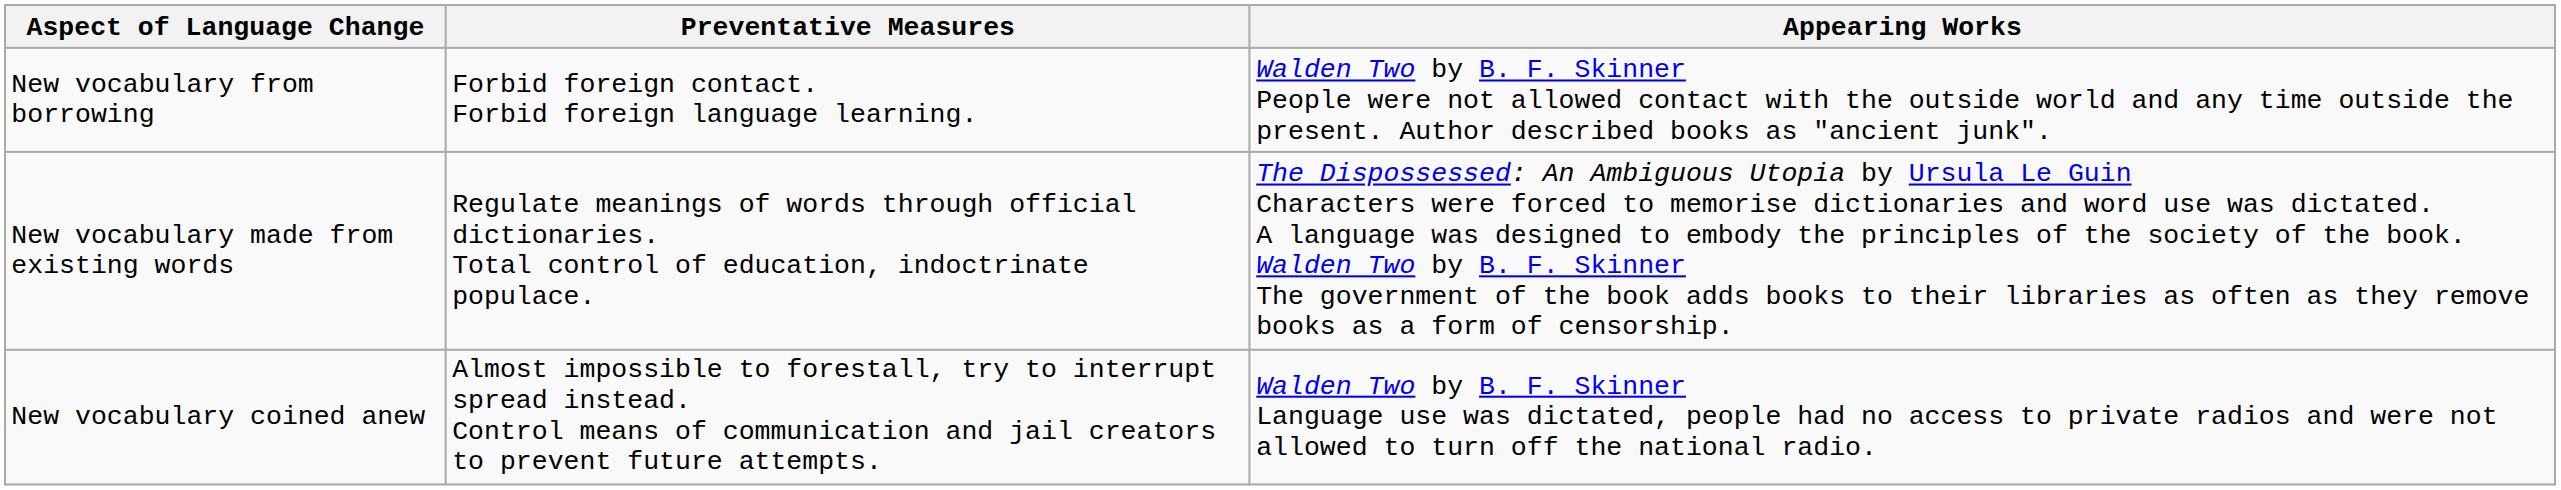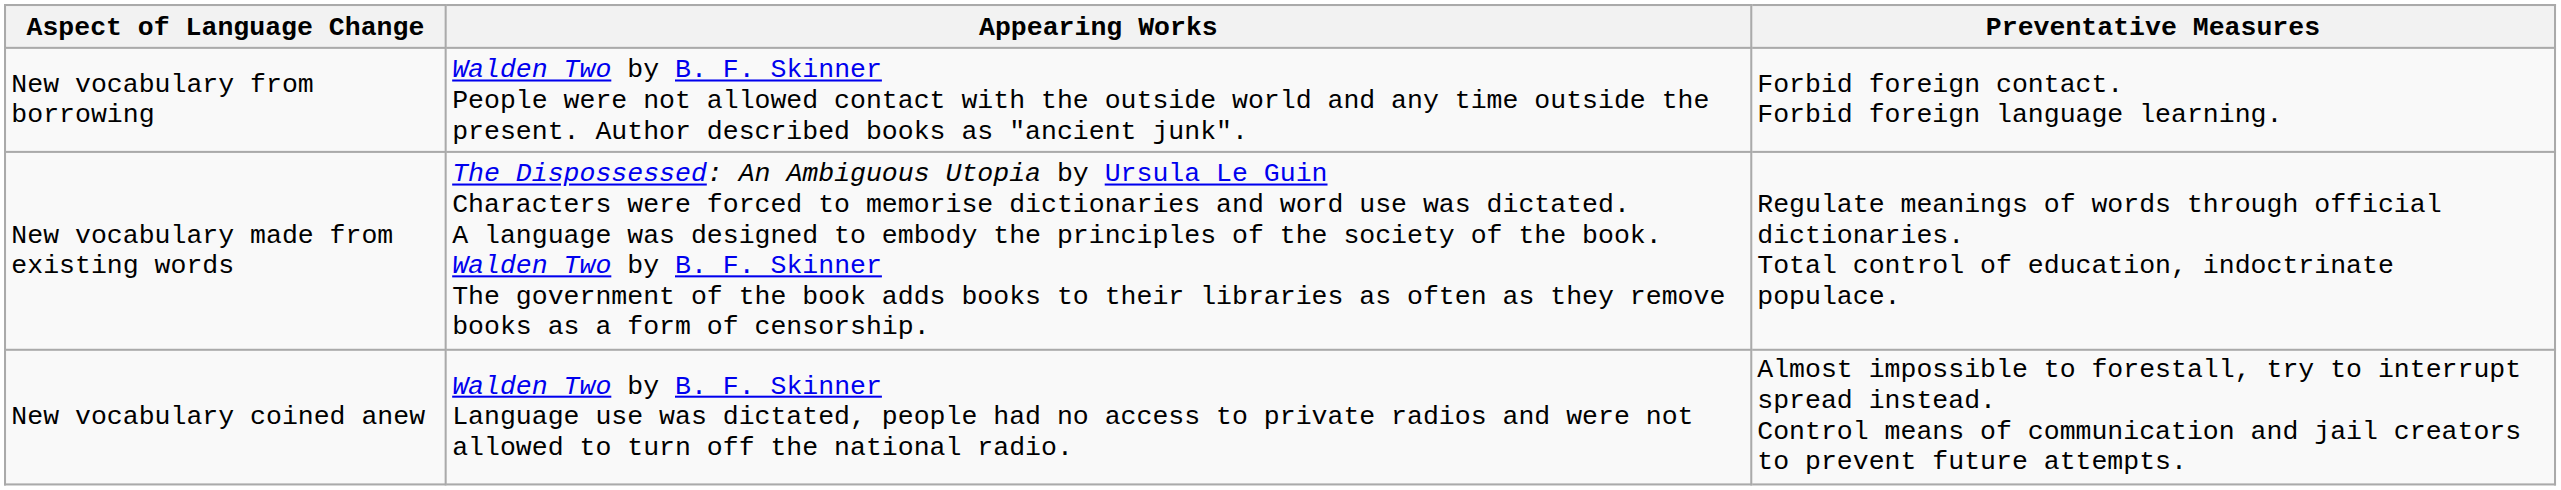columns swapped: (848, 27) <-> (1902, 27)
